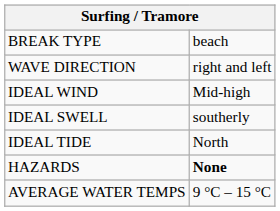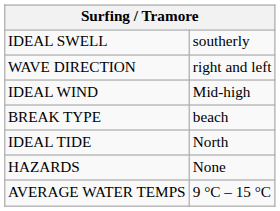rows swapped: (55, 42) <-> (58, 117)
(210, 167) bold -> (209, 167) normal
